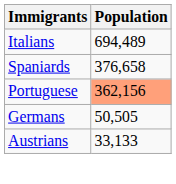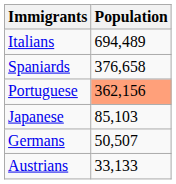+ row: (36, 116)
(116, 116) 50,505 -> (116, 141) 50,507
